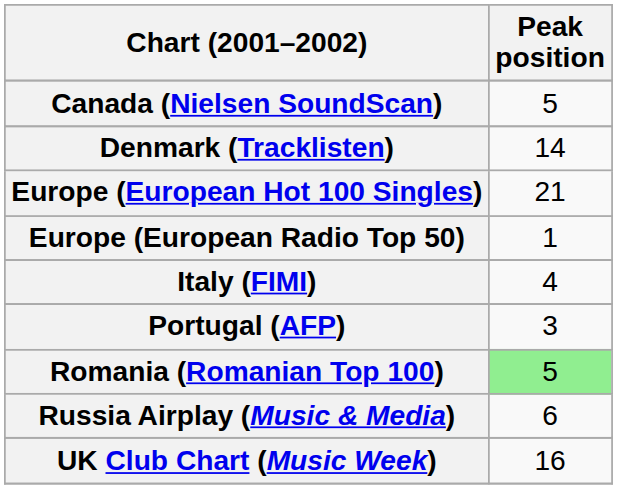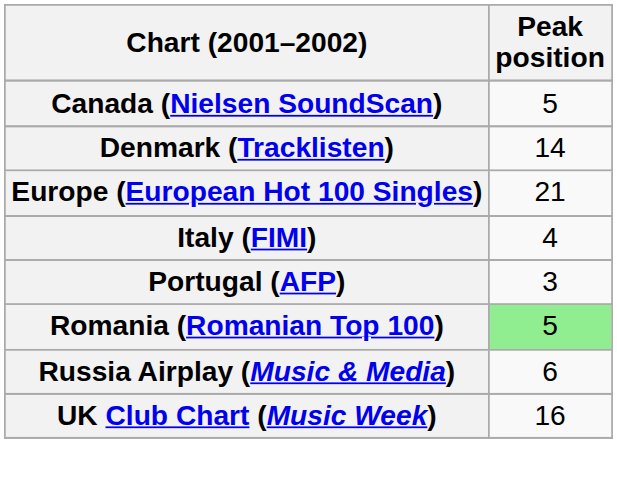- row: (247, 237)
